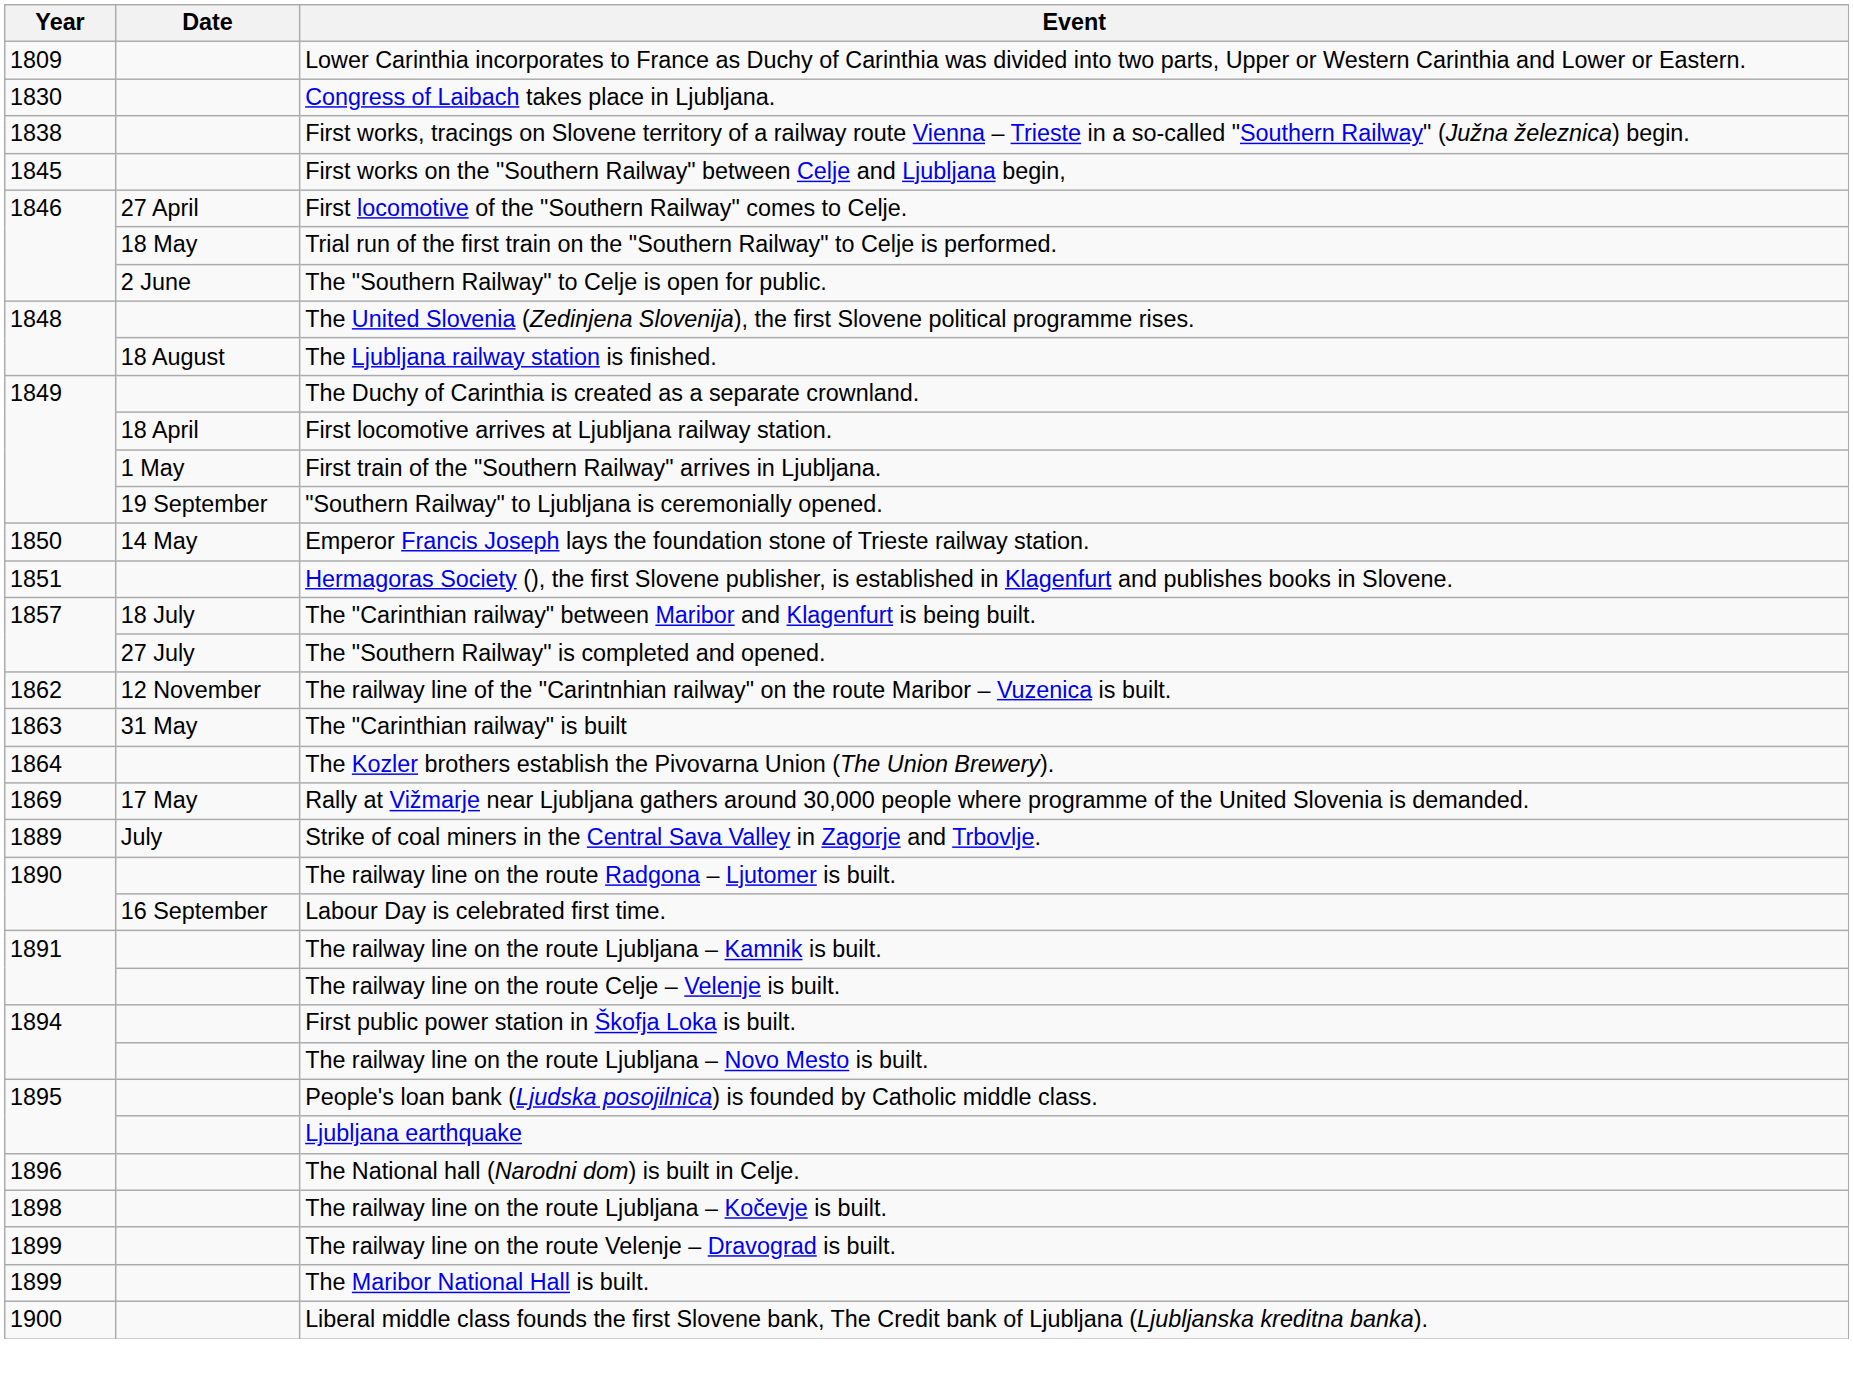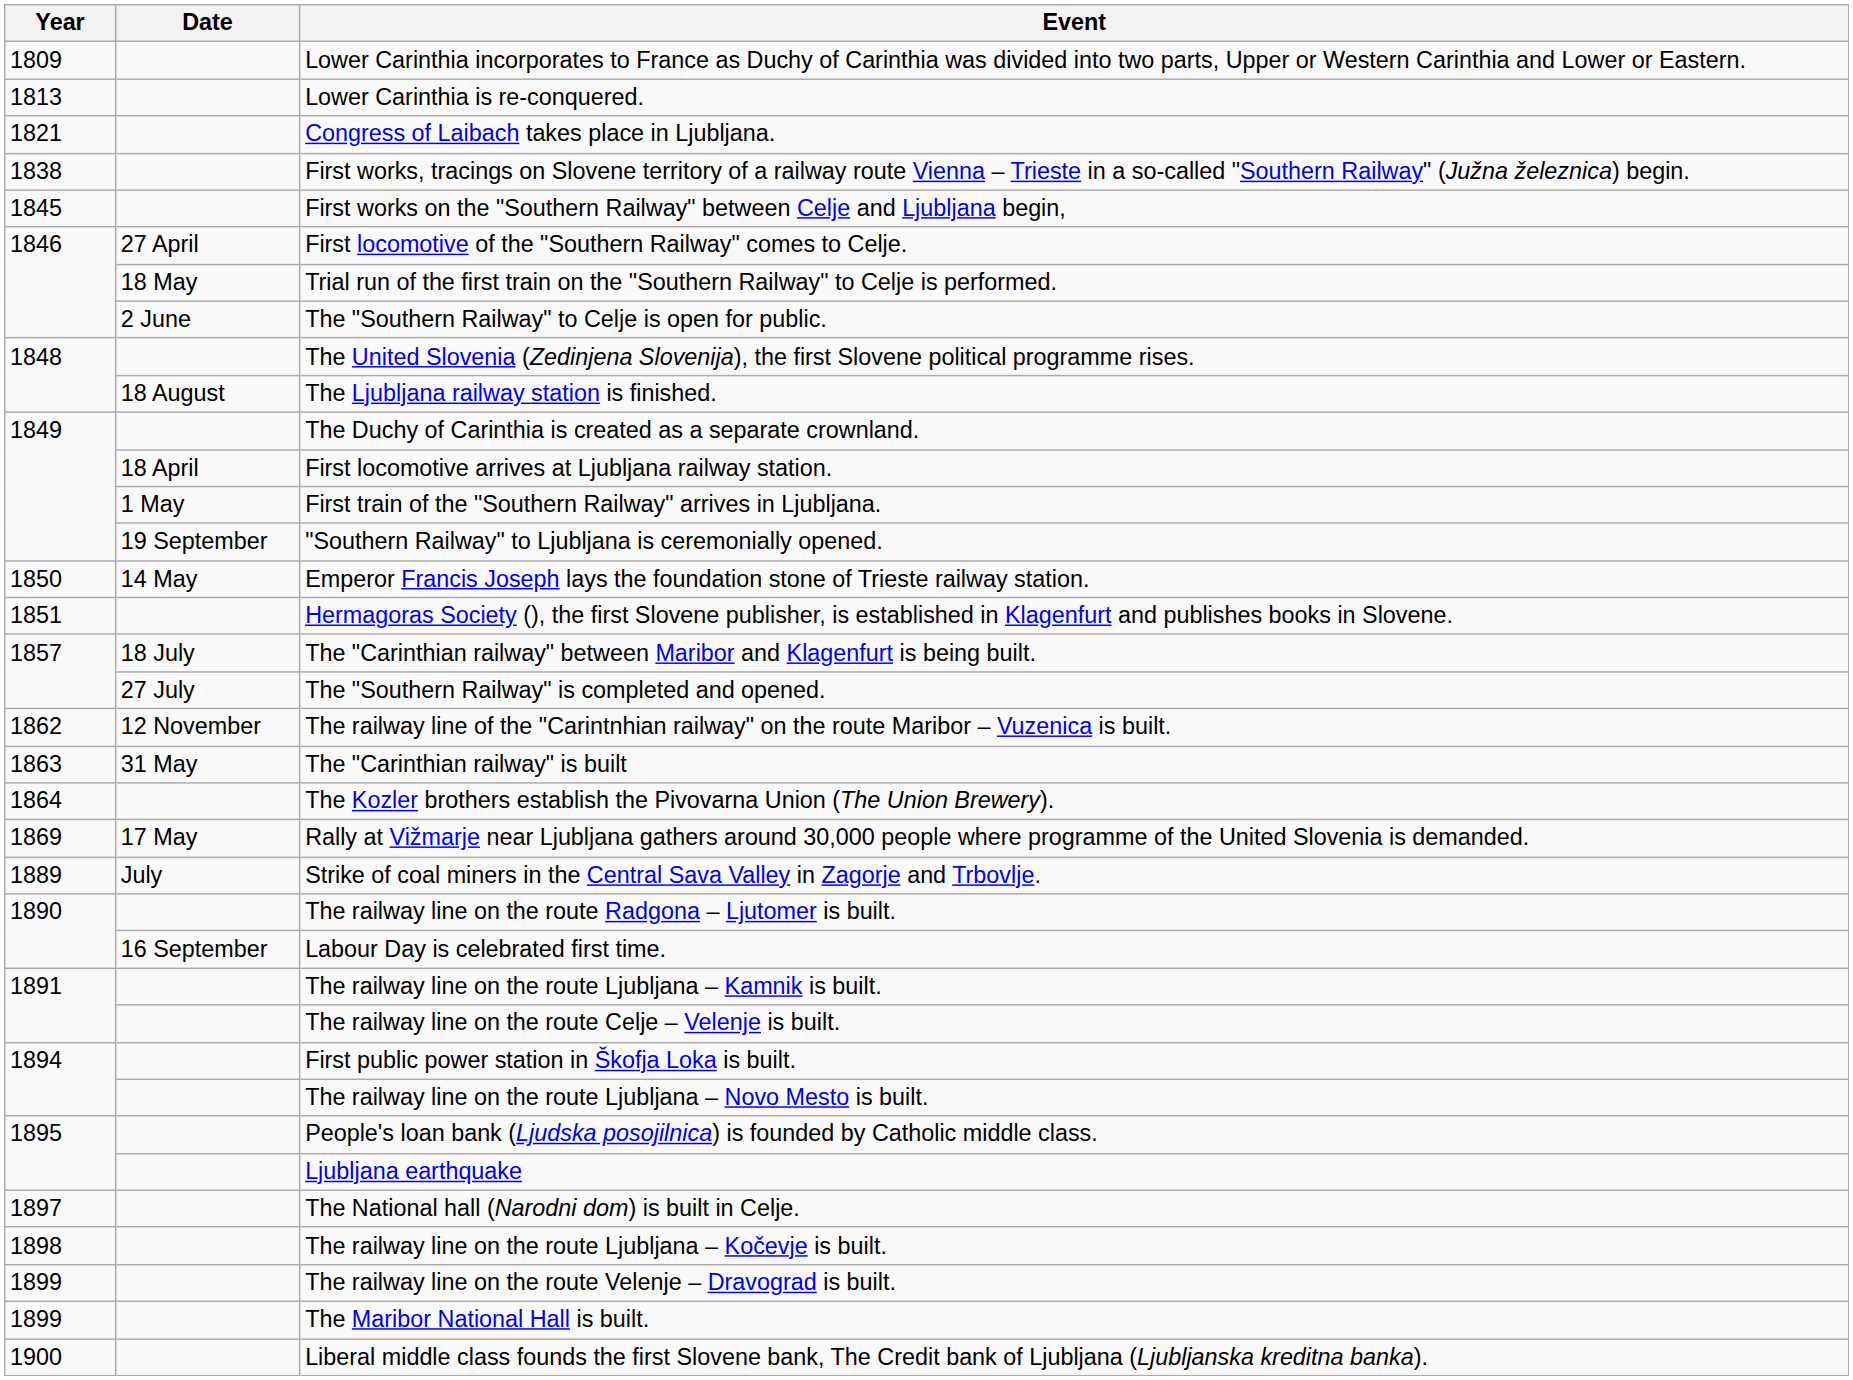+ row: (475, 97)
(36, 97) 1830 -> (36, 134) 1821
(36, 1171) 1896 -> (36, 1208) 1897
